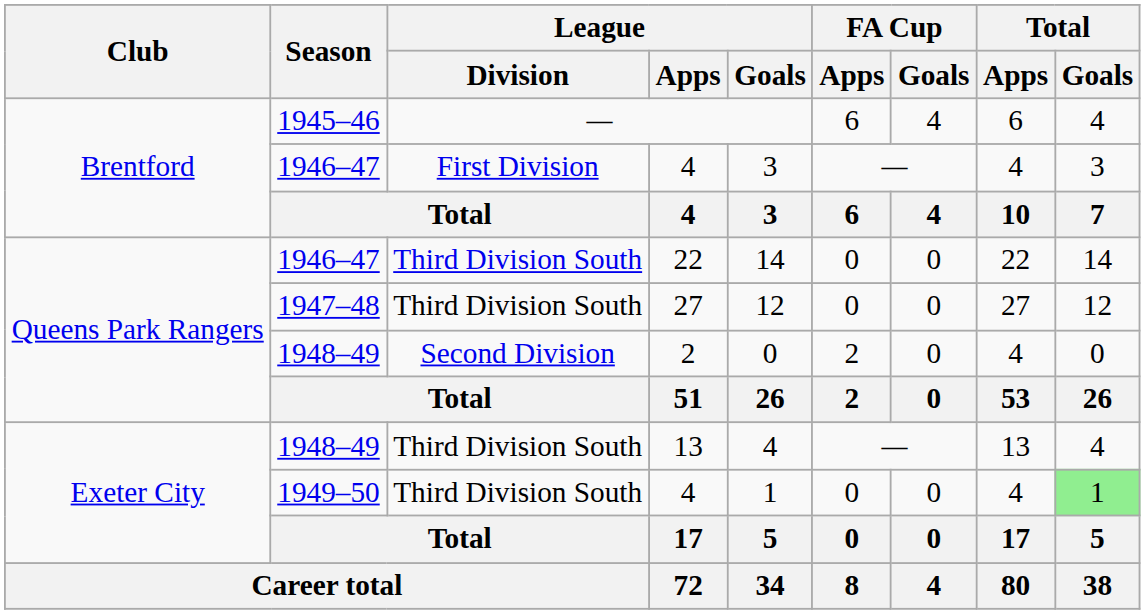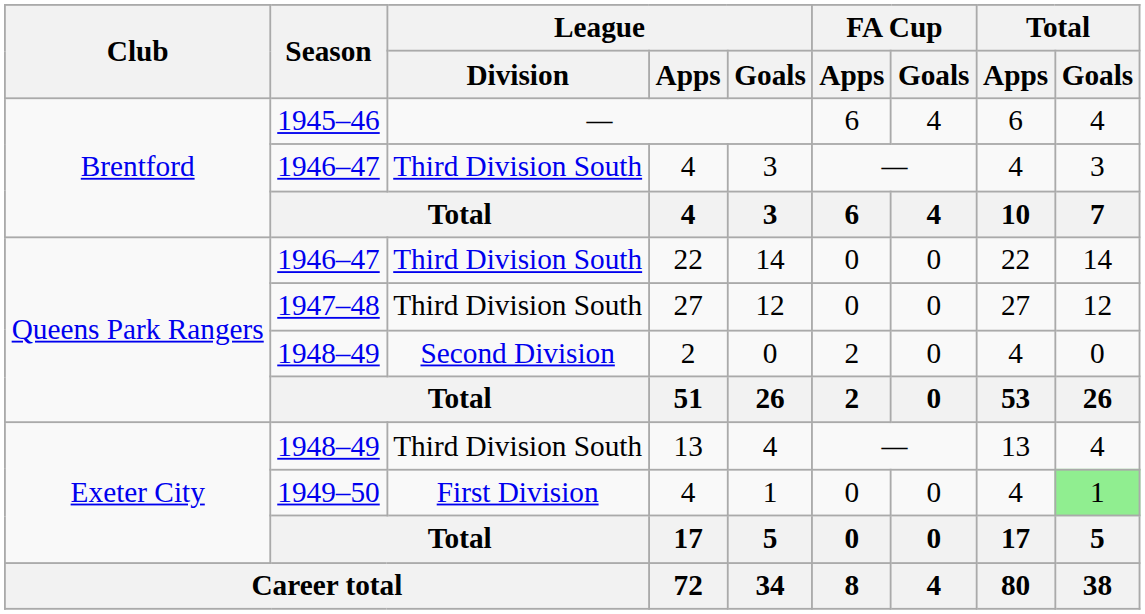(518, 167) First Division -> (518, 167) Third Division South
(518, 492) Third Division South -> (518, 492) First Division
